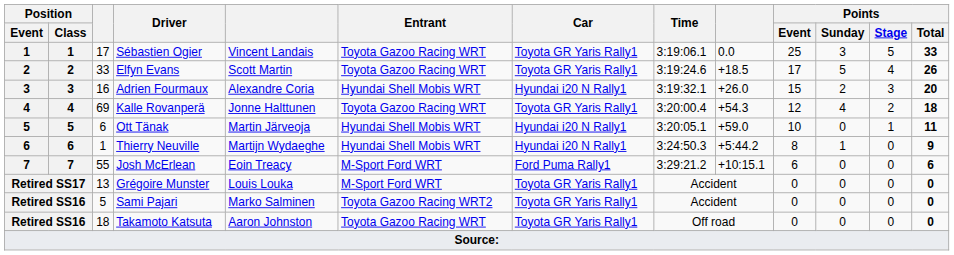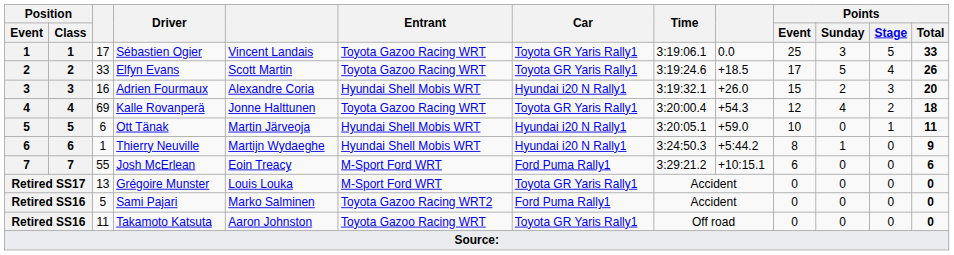(576, 202) Toyota GR Yaris Rally1 -> (563, 202) Ford Puma Rally1
(103, 221) 18 -> (103, 221) 11
